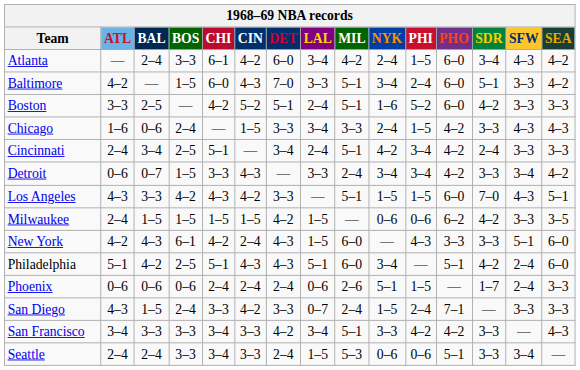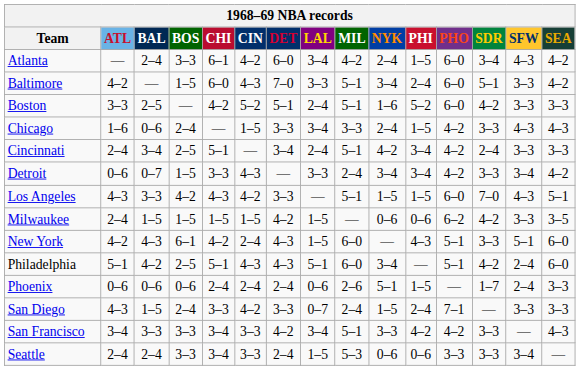(454, 241) 3–3 -> (454, 241) 5–1
(454, 354) 5–1 -> (454, 354) 3–3
